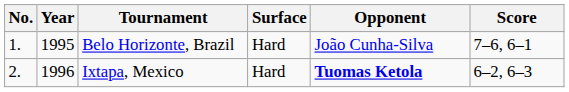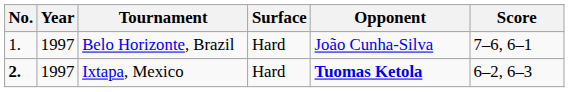(58, 44) 1995 -> (58, 44) 1997
(15, 72) normal -> (15, 72) bold
(58, 72) 1996 -> (58, 72) 1997
